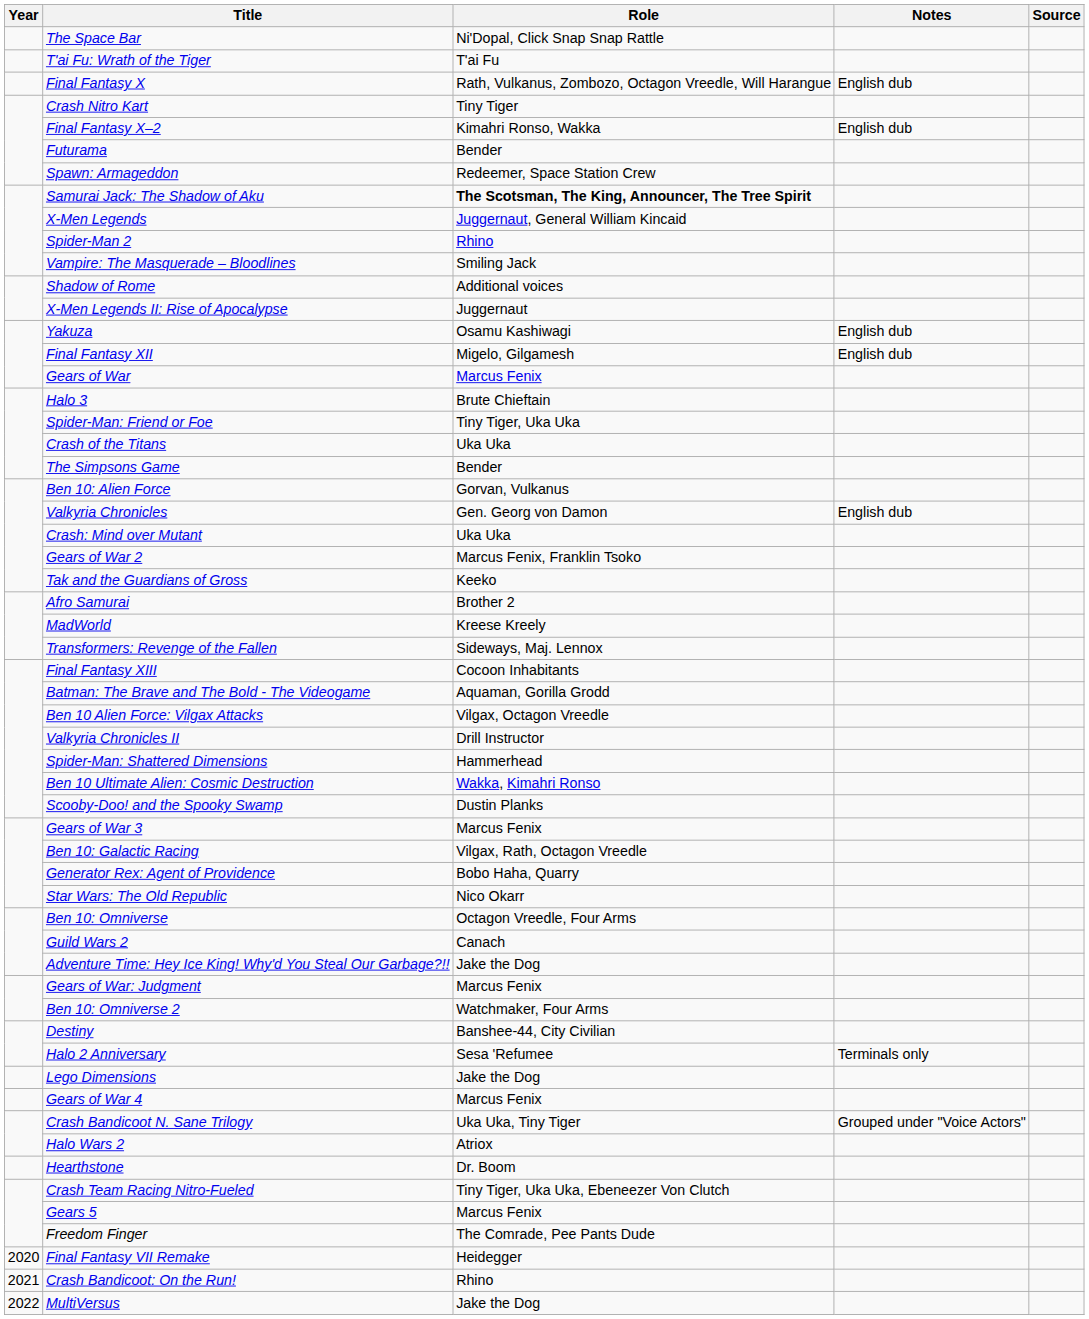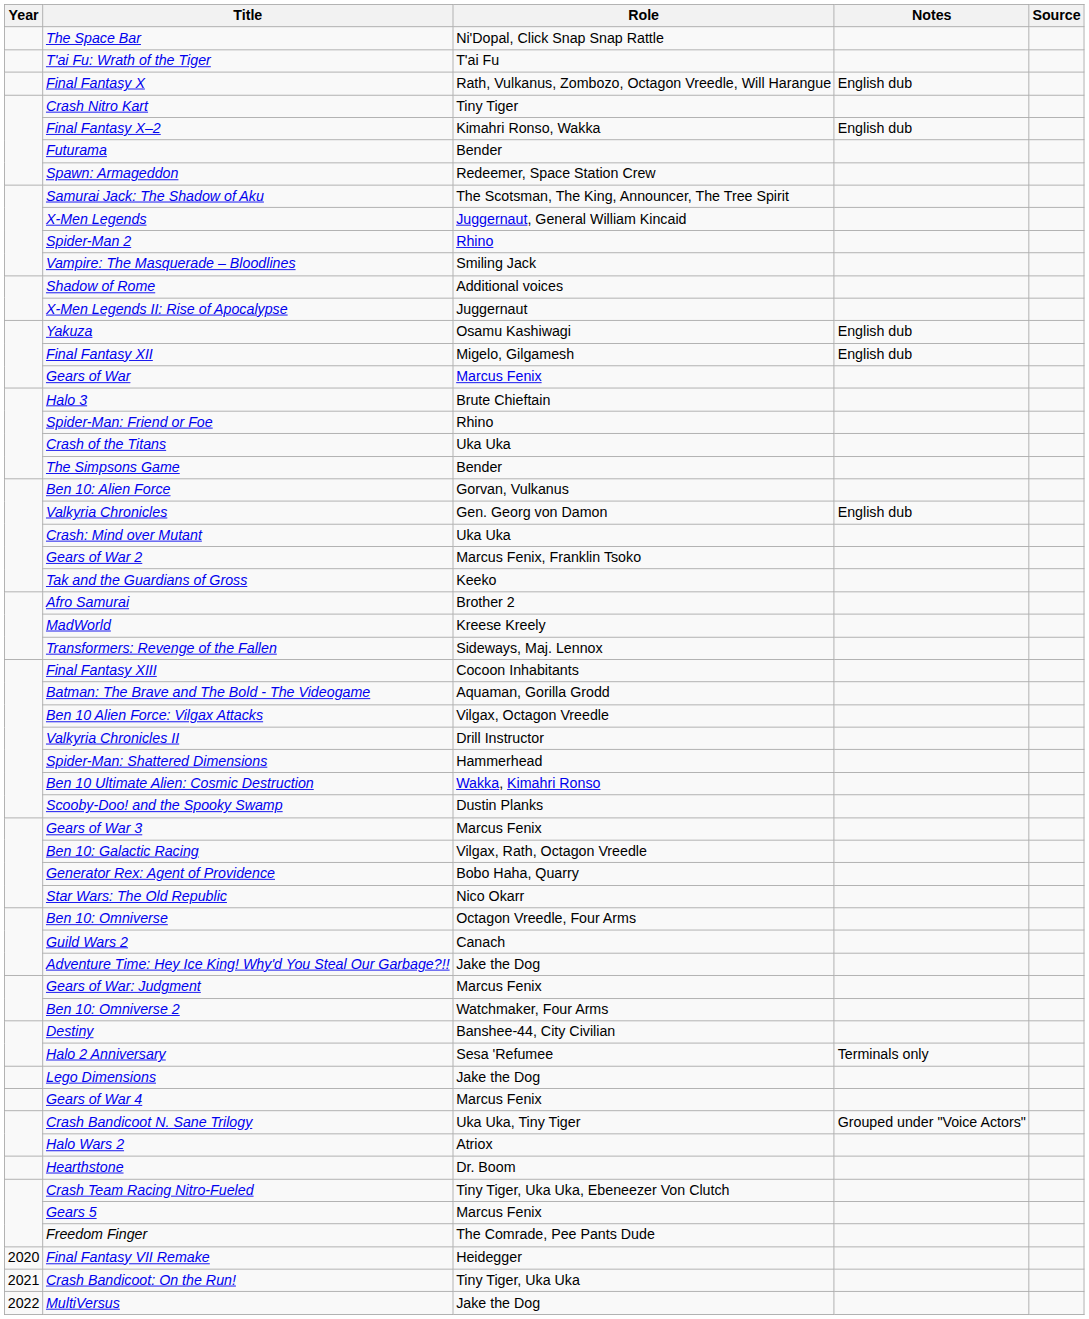(634, 196) bold -> (623, 196) normal
(518, 422) Tiny Tiger, Uka Uka -> (475, 422) Rhino
(475, 1280) Rhino -> (518, 1280) Tiny Tiger, Uka Uka
